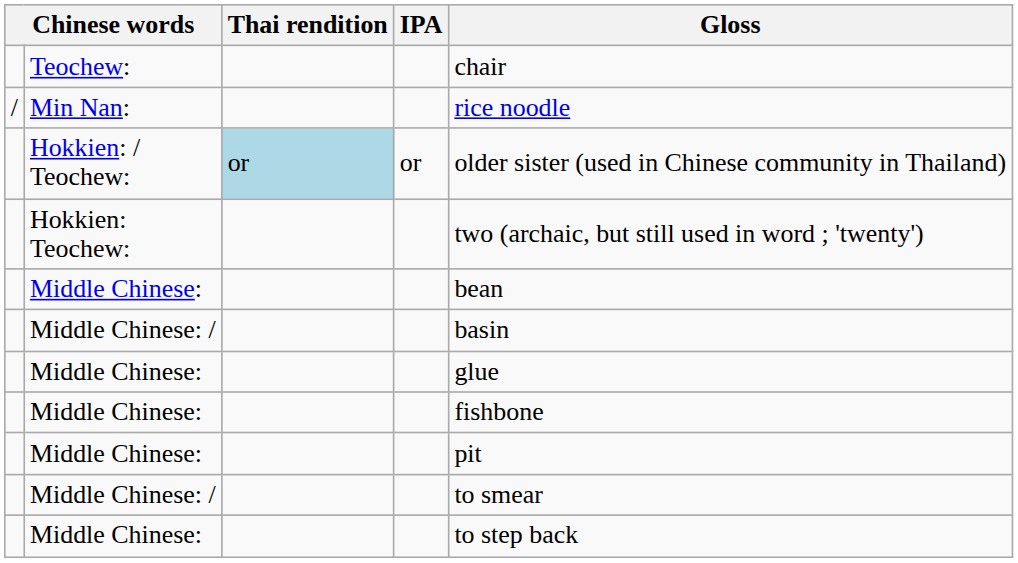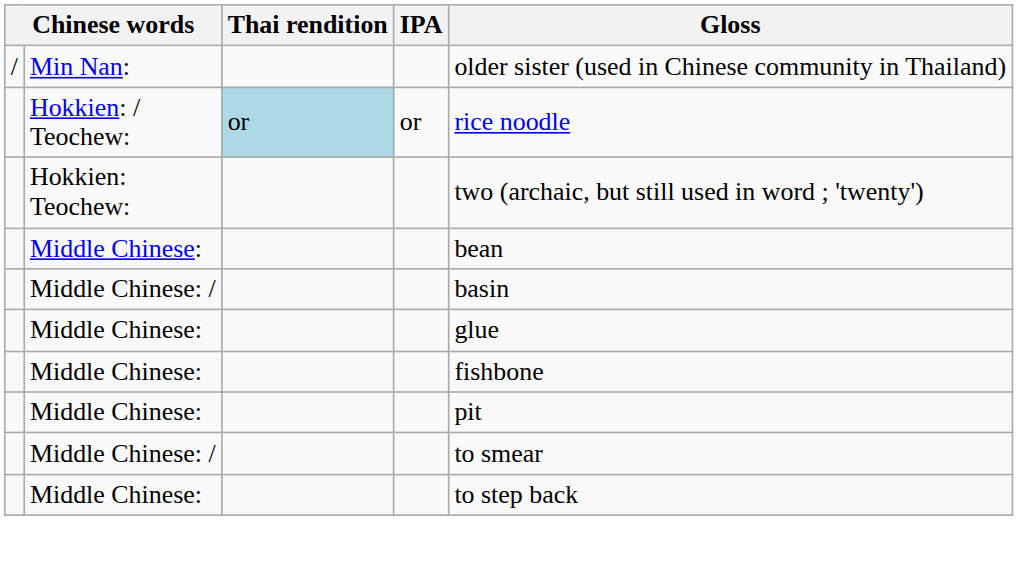- row: (14, 66)
(512, 107) rice noodle -> (730, 66) older sister (used in Chinese community in Thailand)
(730, 162) older sister (used in Chinese community in Thailand) -> (512, 121) rice noodle
